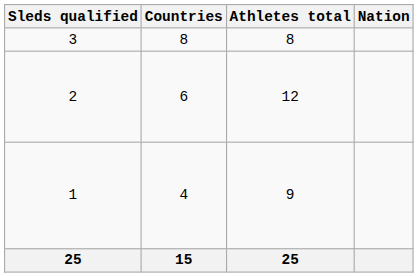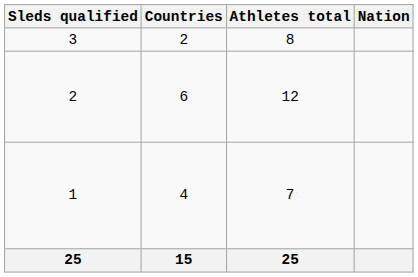(184, 40) 8 -> (184, 40) 2
(290, 195) 9 -> (290, 195) 7
